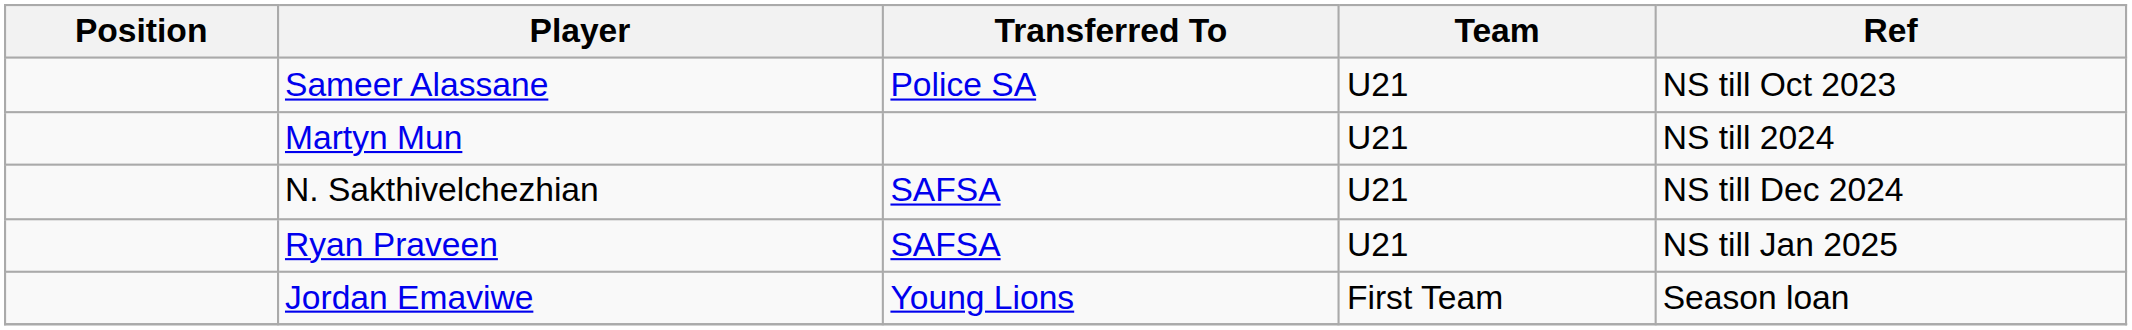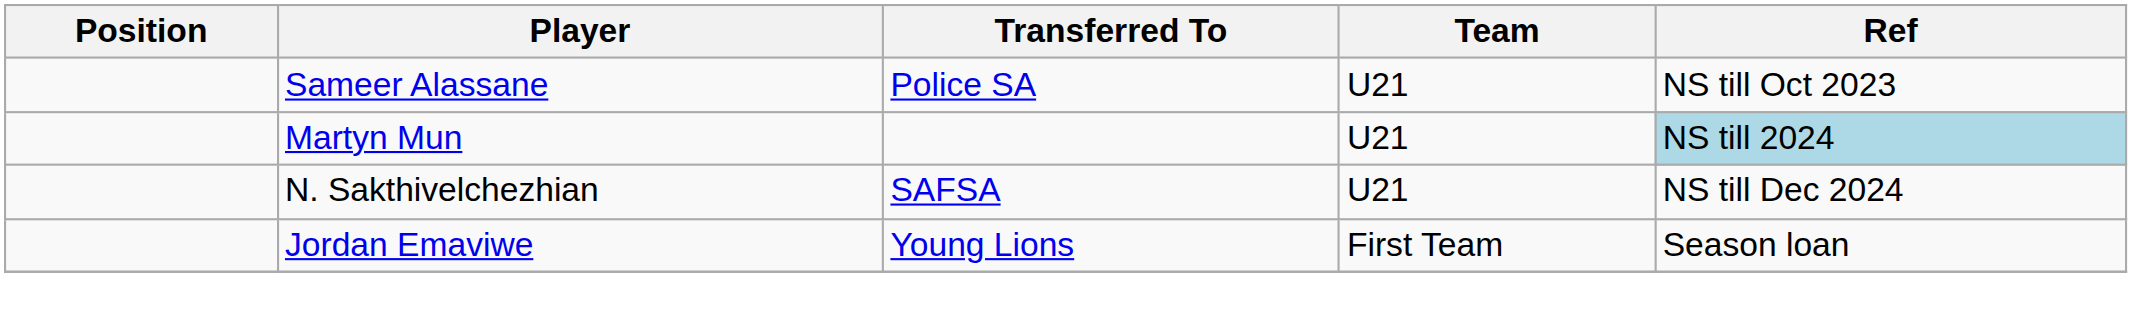(1749, 137) no background -> (1749, 137) lightblue background
- row: (391, 244)
